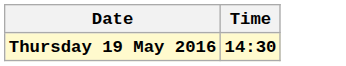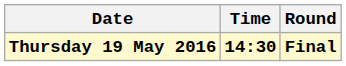+ column: (311, 19)
